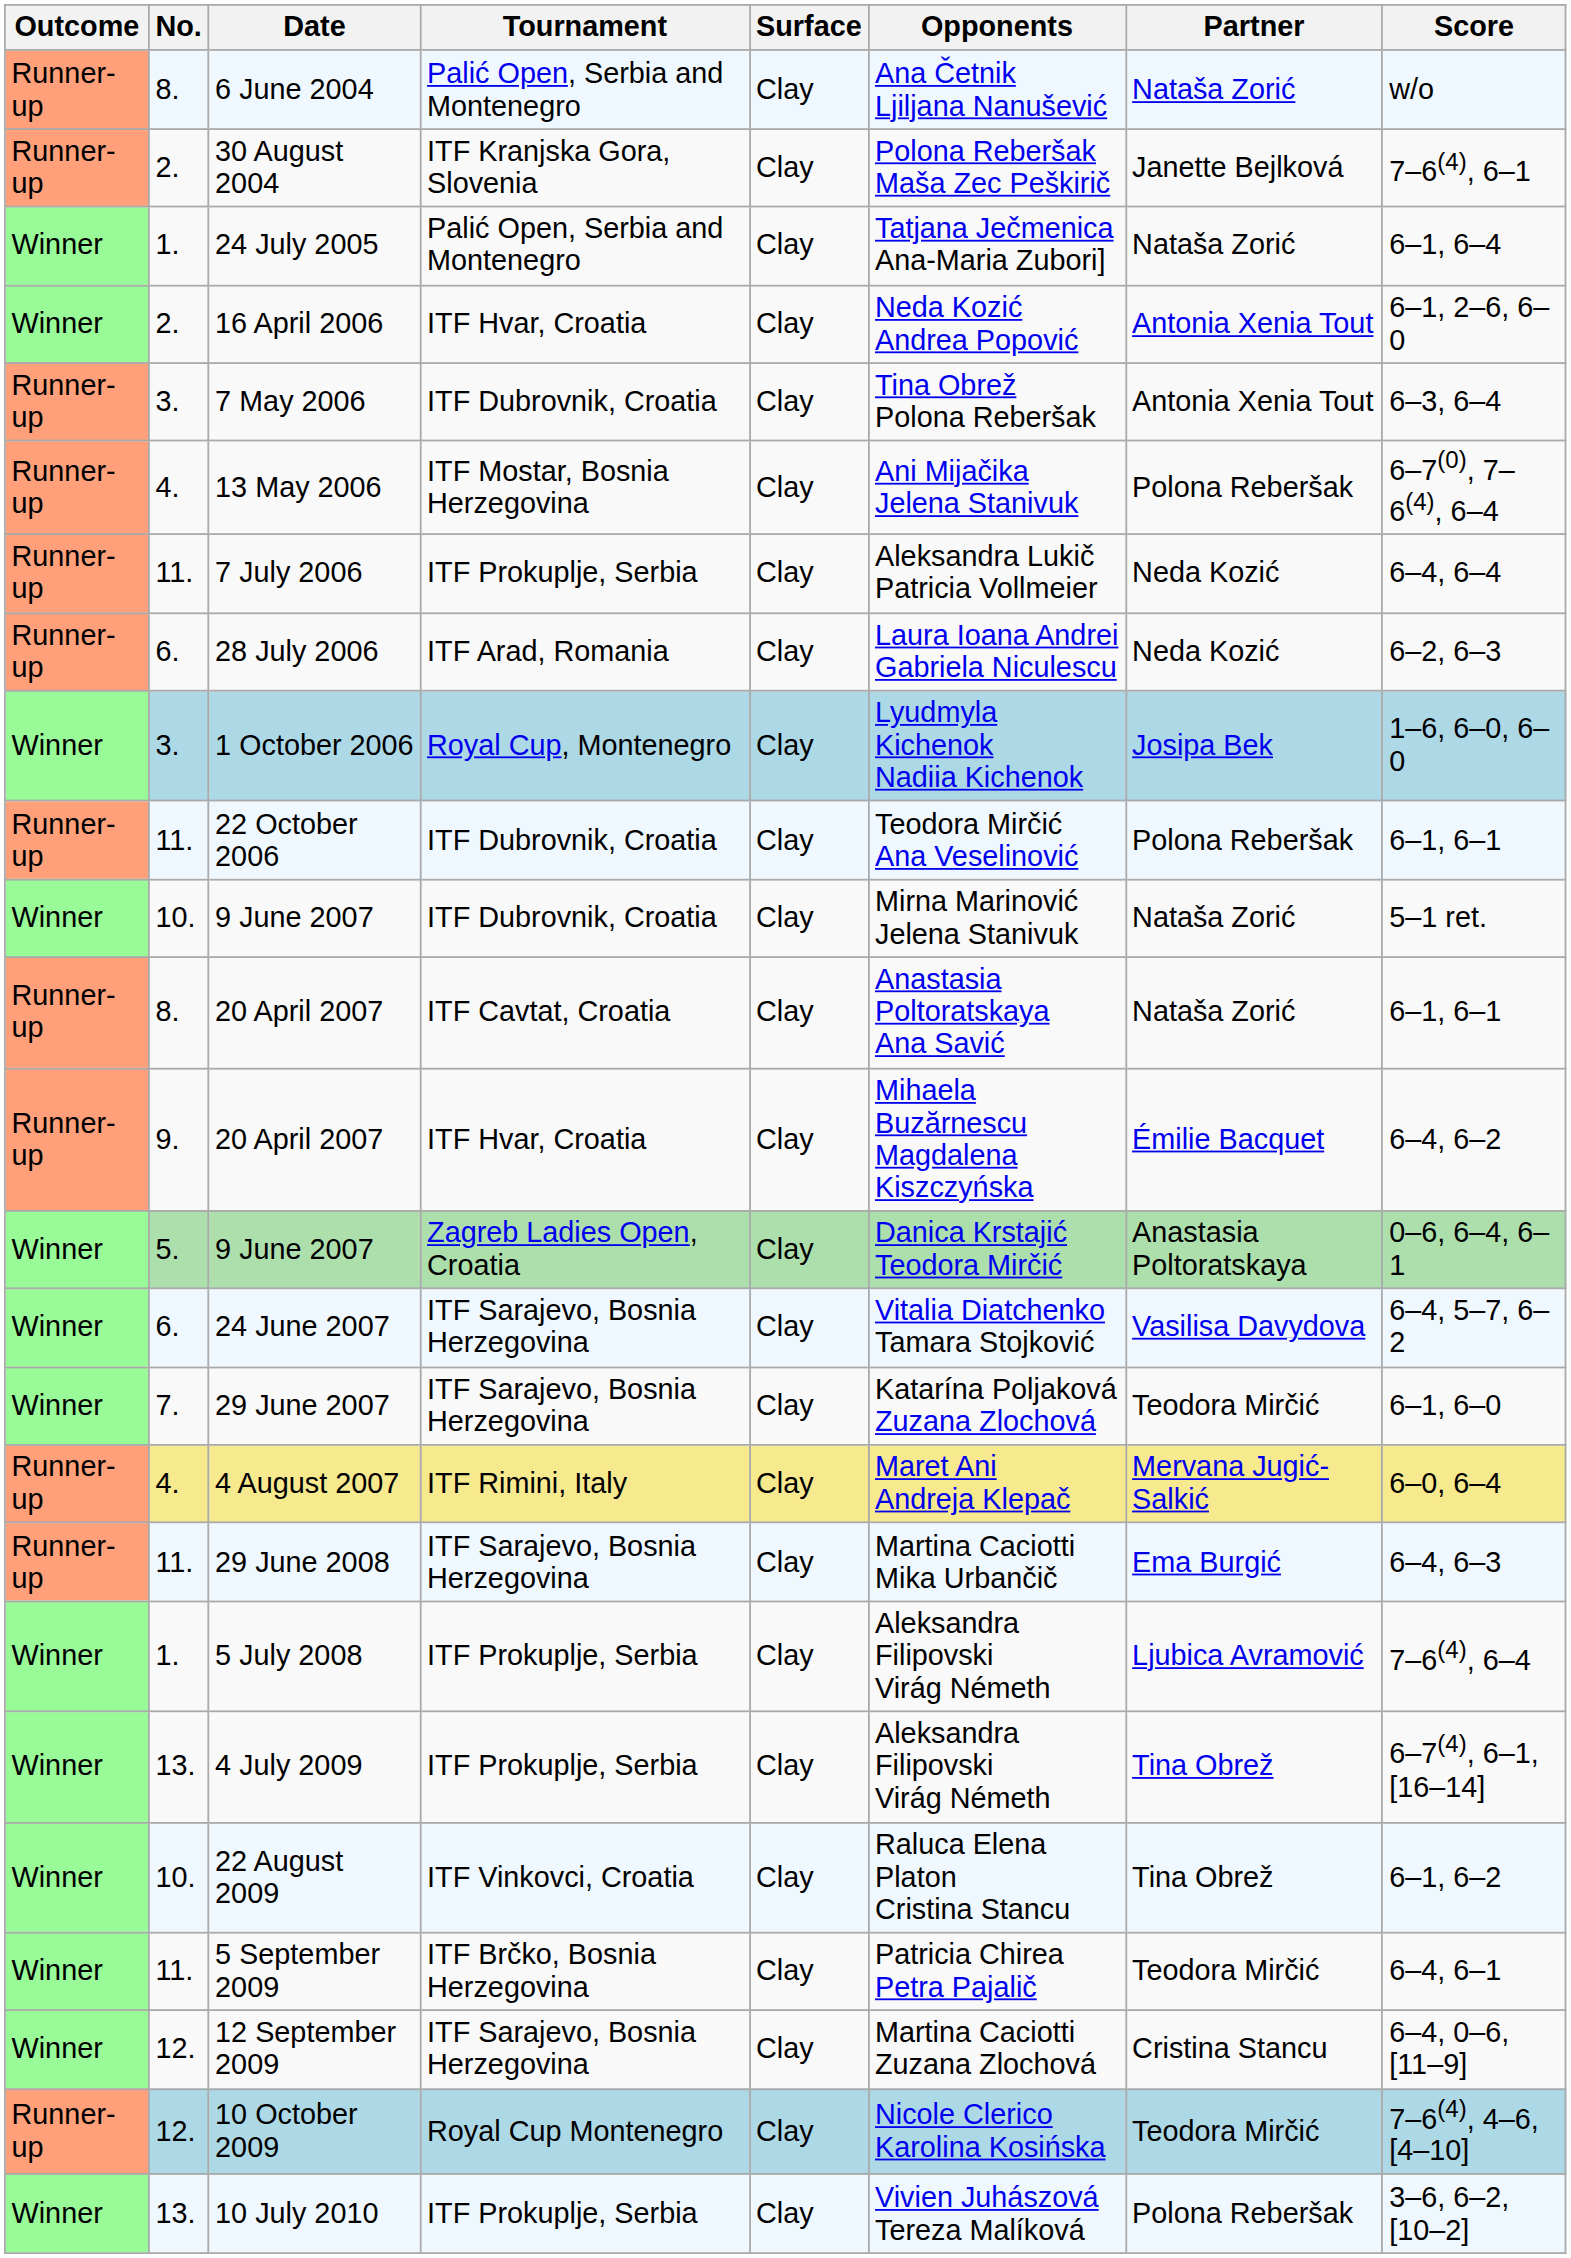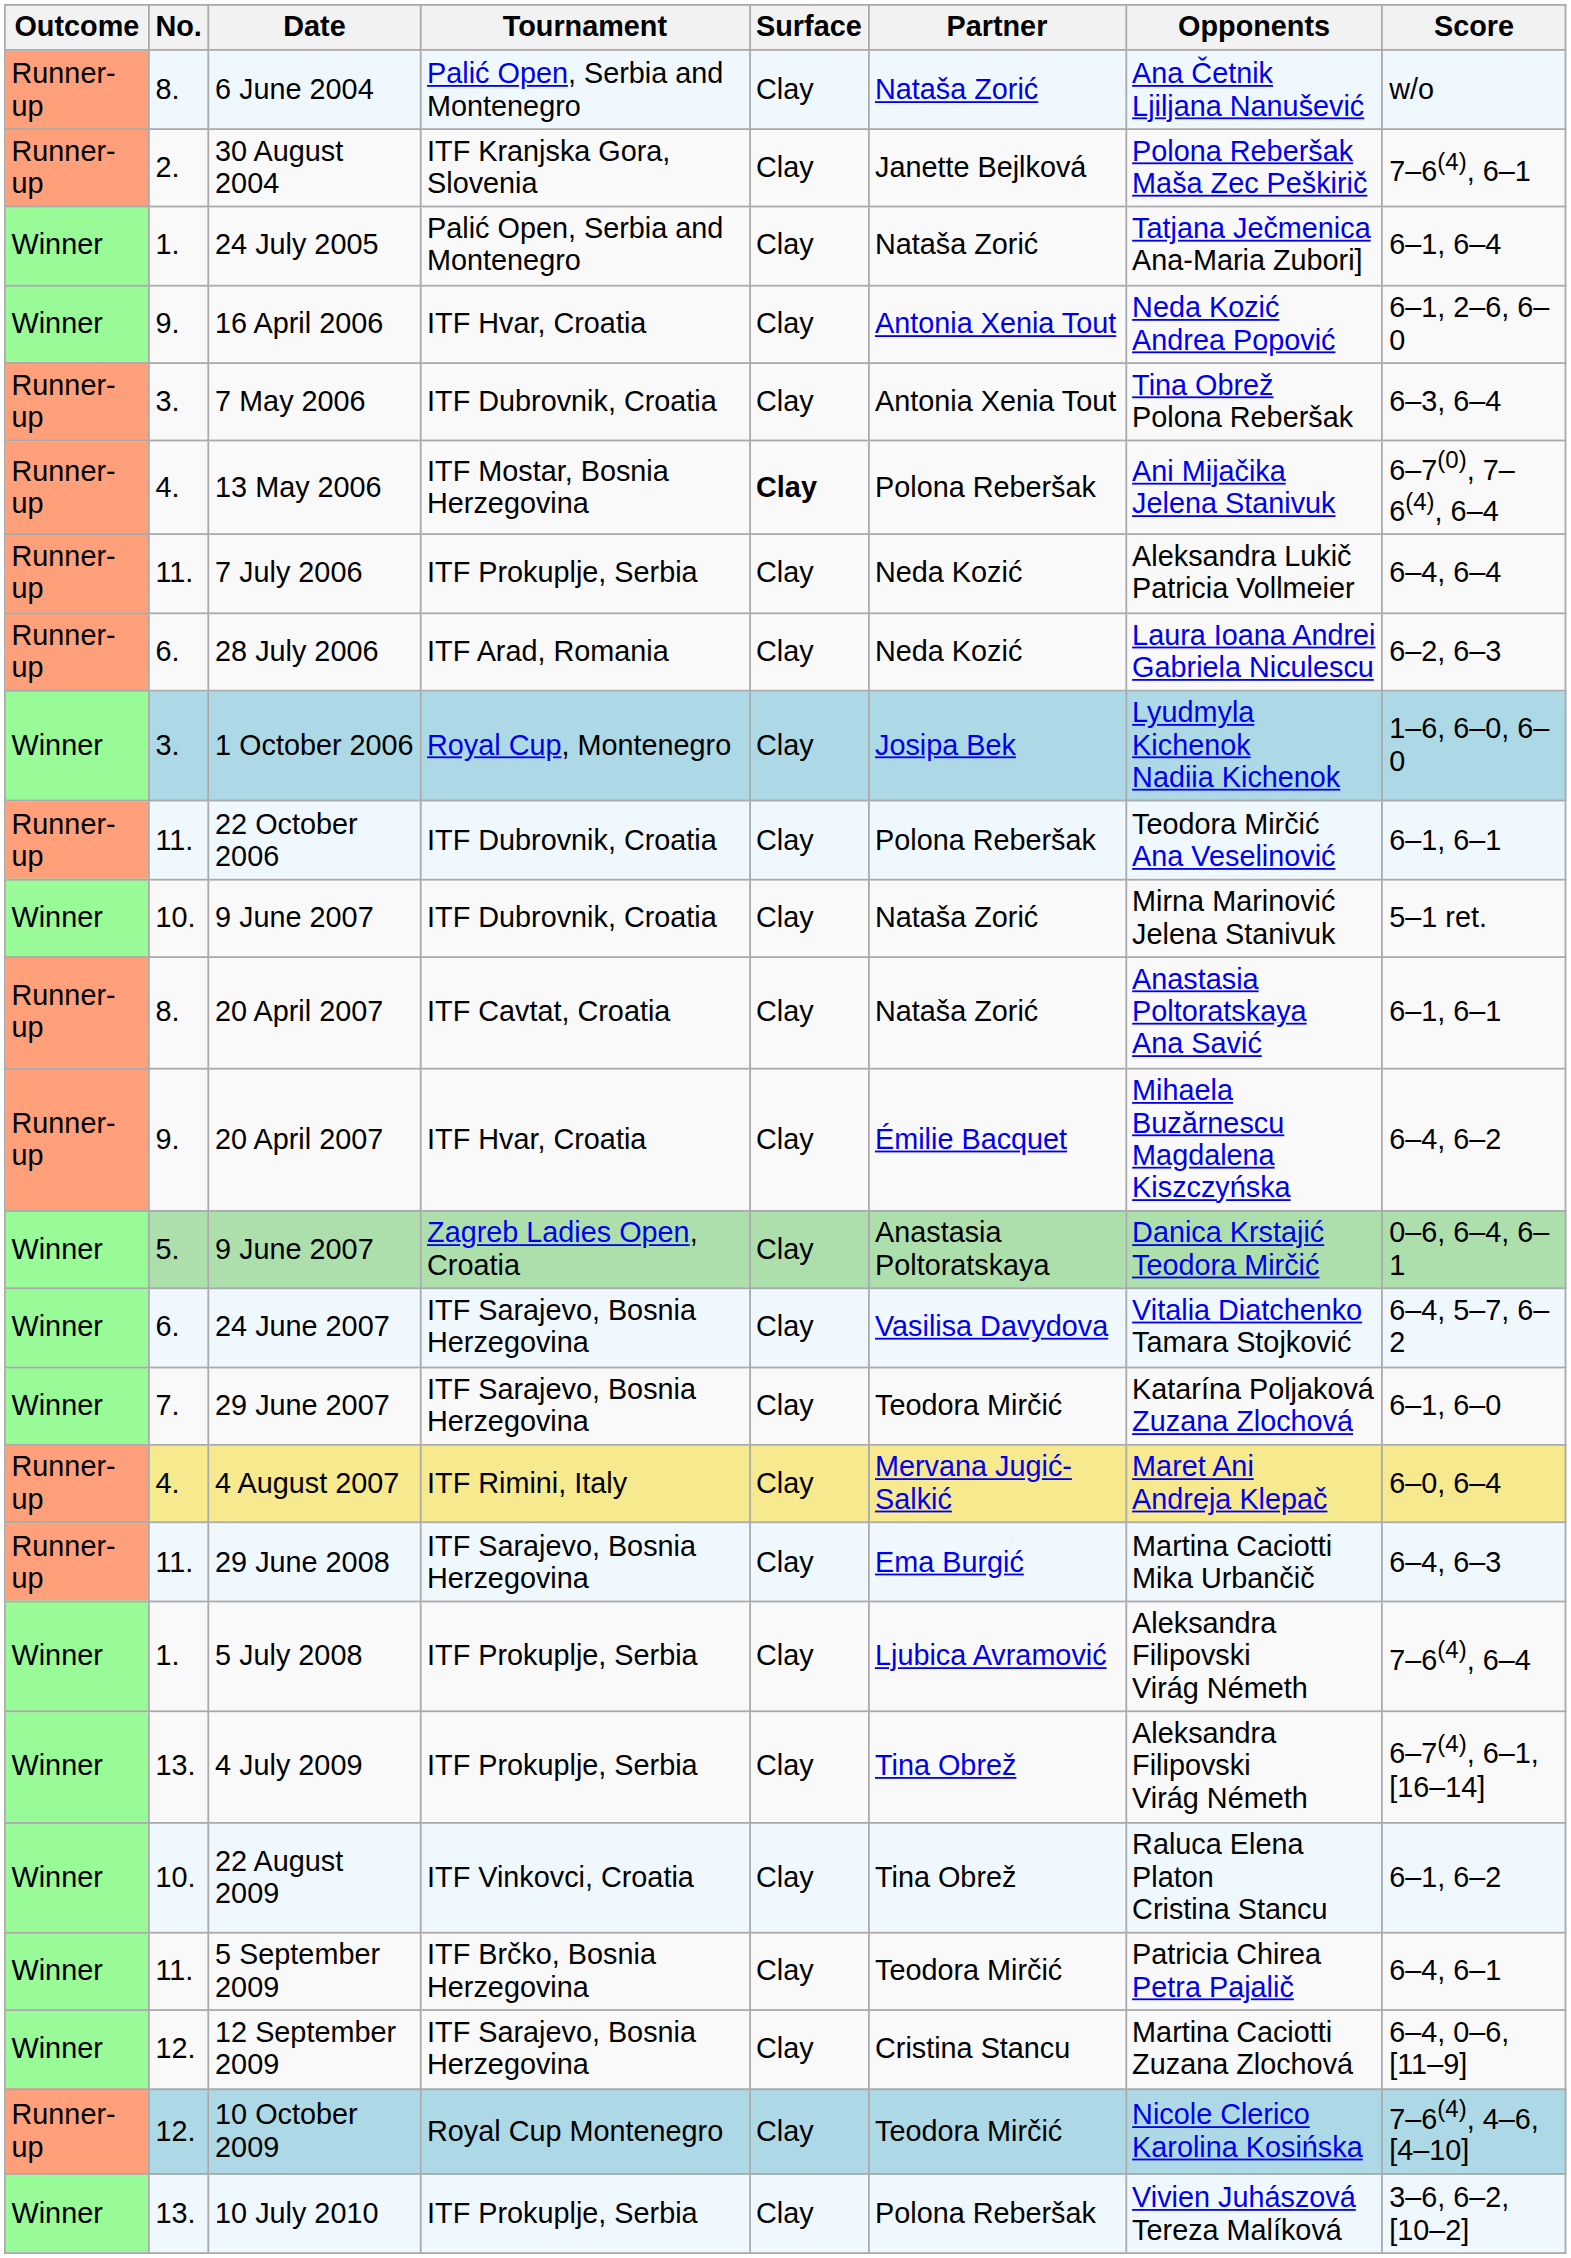columns swapped: (1254, 27) <-> (997, 27)
(167, 323) 2. -> (167, 323) 9.
(785, 487) normal -> (786, 487) bold
